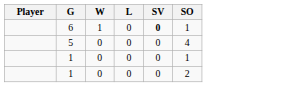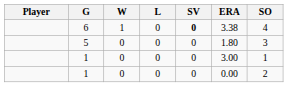+ column: (229, 12)
(187, 27) 1 -> (265, 27) 4
(187, 43) 4 -> (265, 43) 3
